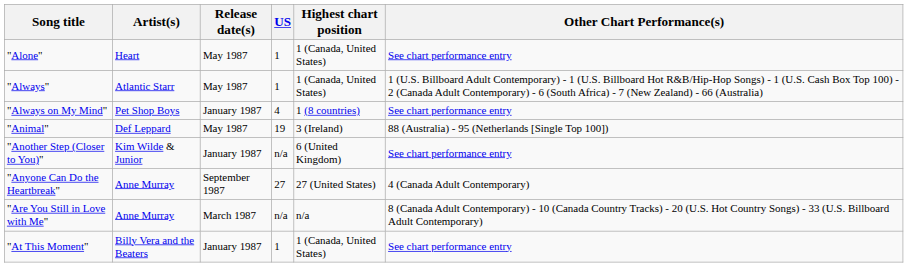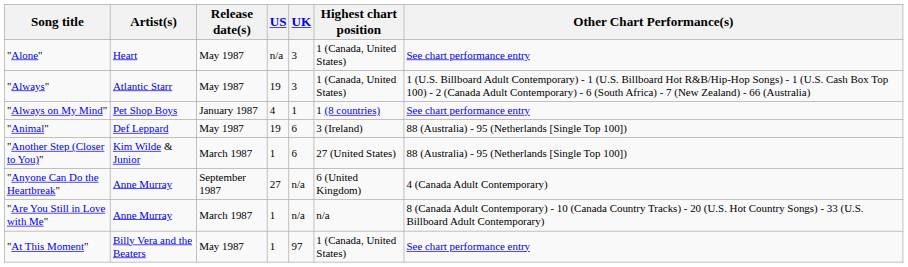+ column: (301, 22)
(277, 55) 1 -> (276, 55) n/a
(277, 86) 1 -> (275, 86) 19
(232, 153) January 1987 -> (226, 153) March 1987
(281, 153) n/a -> (272, 153) 1
(319, 153) 6 (United Kingdom) -> (356, 153) 27 (United States)
(450, 153) See chart performance entry -> (517, 153) 88 (Australia) - 95 (Netherlands [Single Top 100])
(336, 184) 27 (United States) -> (339, 184) 6 (United Kingdom)
(281, 215) n/a -> (272, 215) 1
(232, 246) January 1987 -> (221, 246) May 1987
